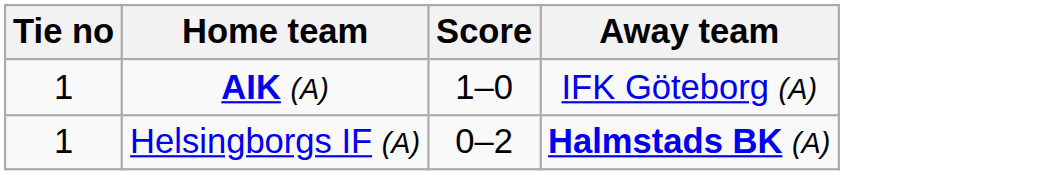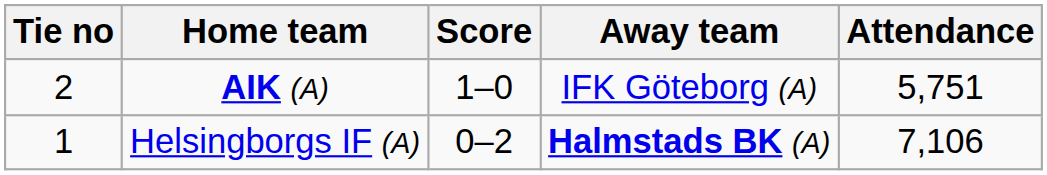+ column: (940, 31)
(64, 86) 1 -> (64, 86) 2
